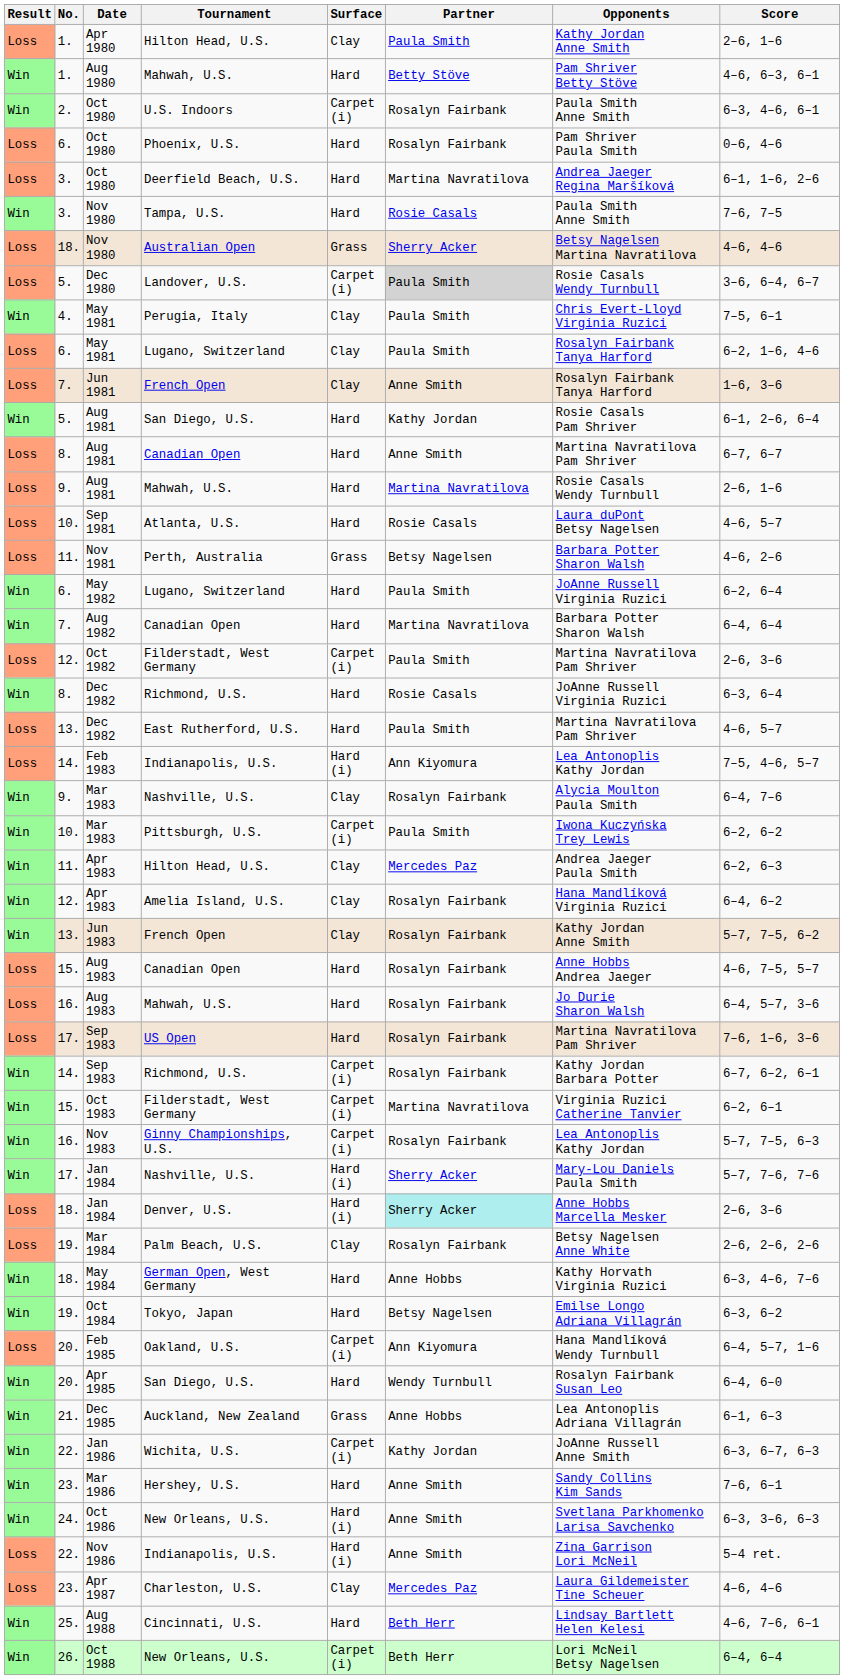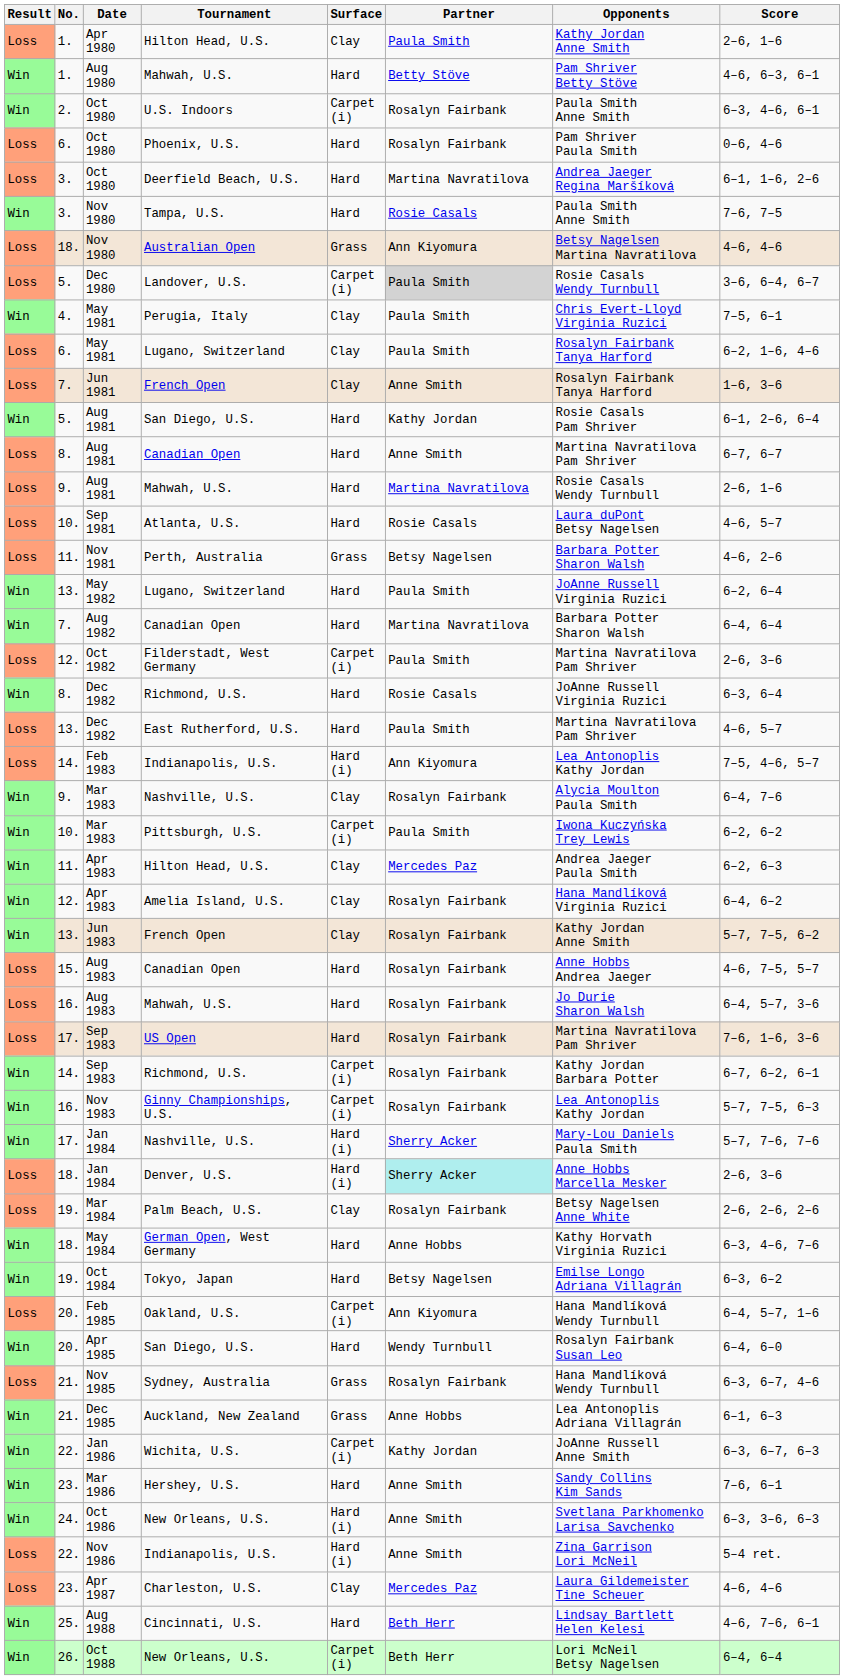(433, 248) Sherry Acker -> (433, 248) Ann Kiyomura
(65, 592) 6. -> (69, 592) 13.
- row: (101, 1108)
+ row: (101, 1383)
